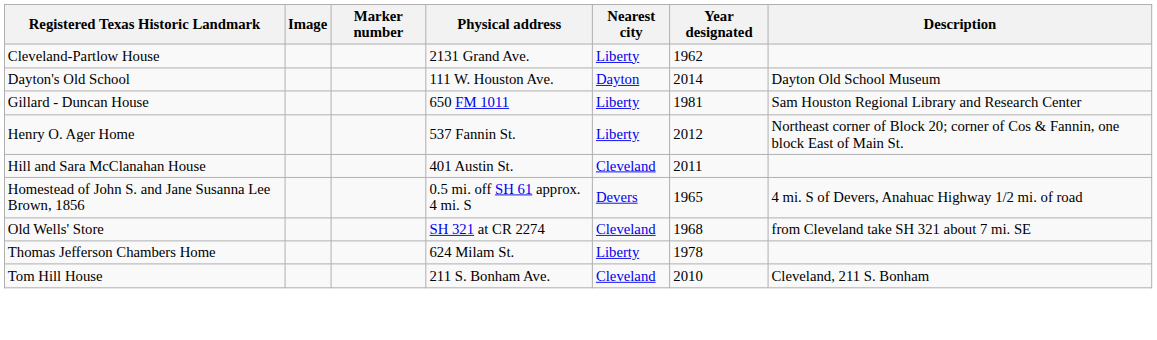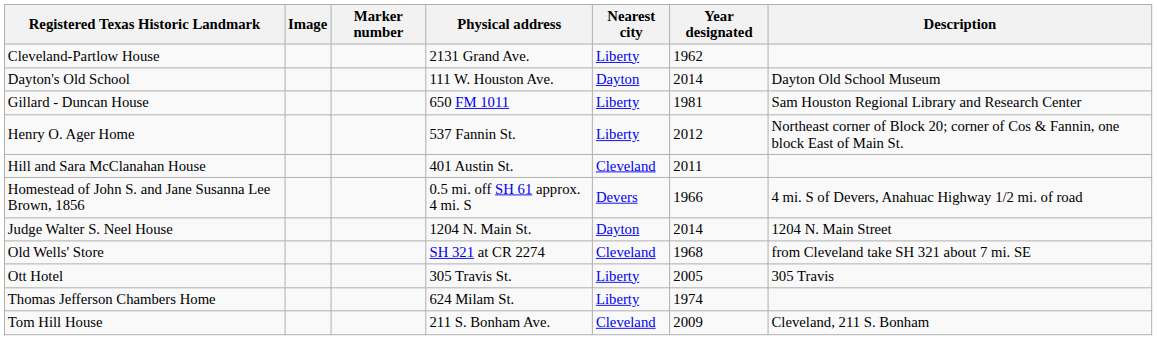(688, 197) 1965 -> (688, 197) 1966
+ row: (90, 229)
+ row: (35, 275)
(688, 252) 1978 -> (688, 299) 1974
(688, 275) 2010 -> (688, 322) 2009
